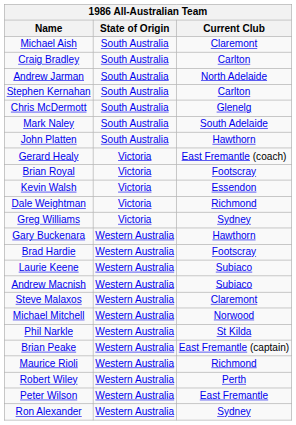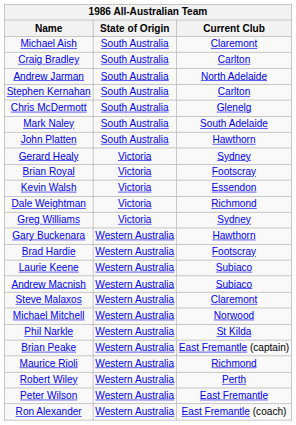(234, 156) East Fremantle (coach) -> (234, 156) Sydney
(234, 412) Sydney -> (234, 412) East Fremantle (coach)
